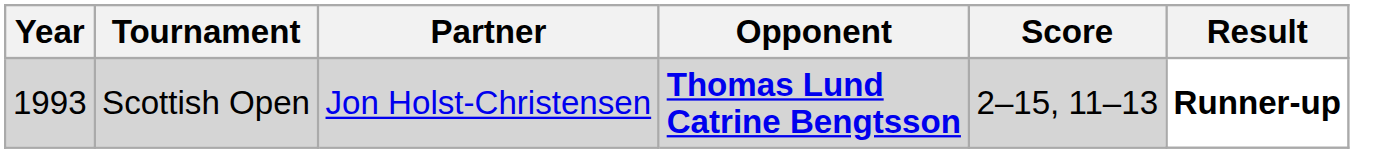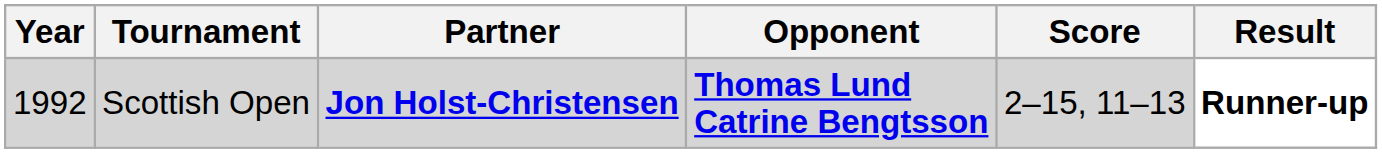(50, 102) 1993 -> (50, 102) 1992
(488, 102) normal -> (502, 102) bold
